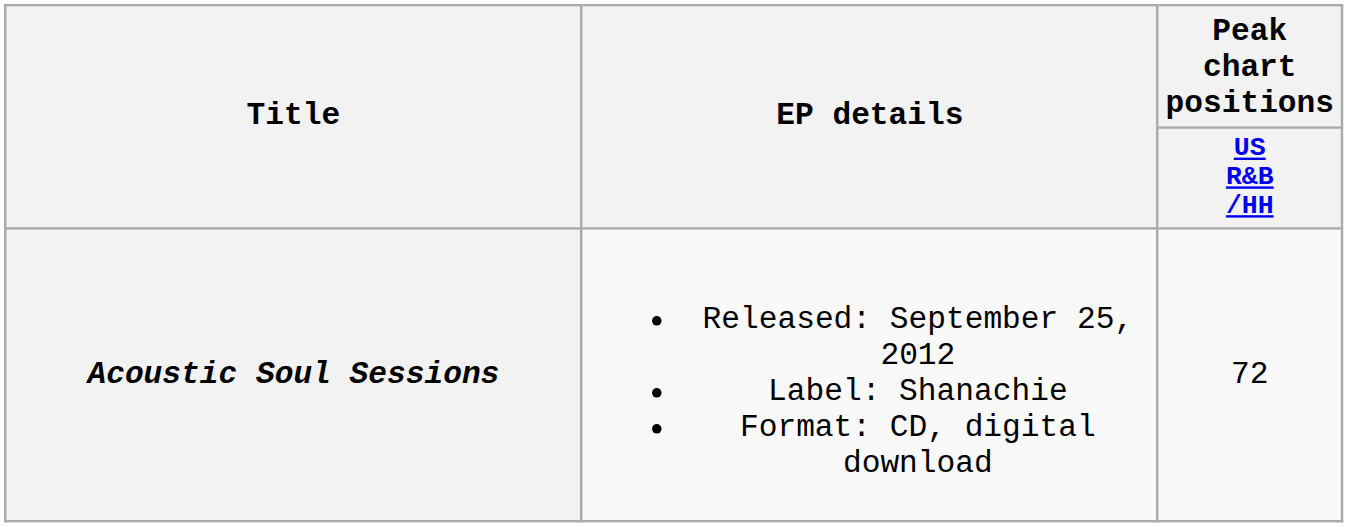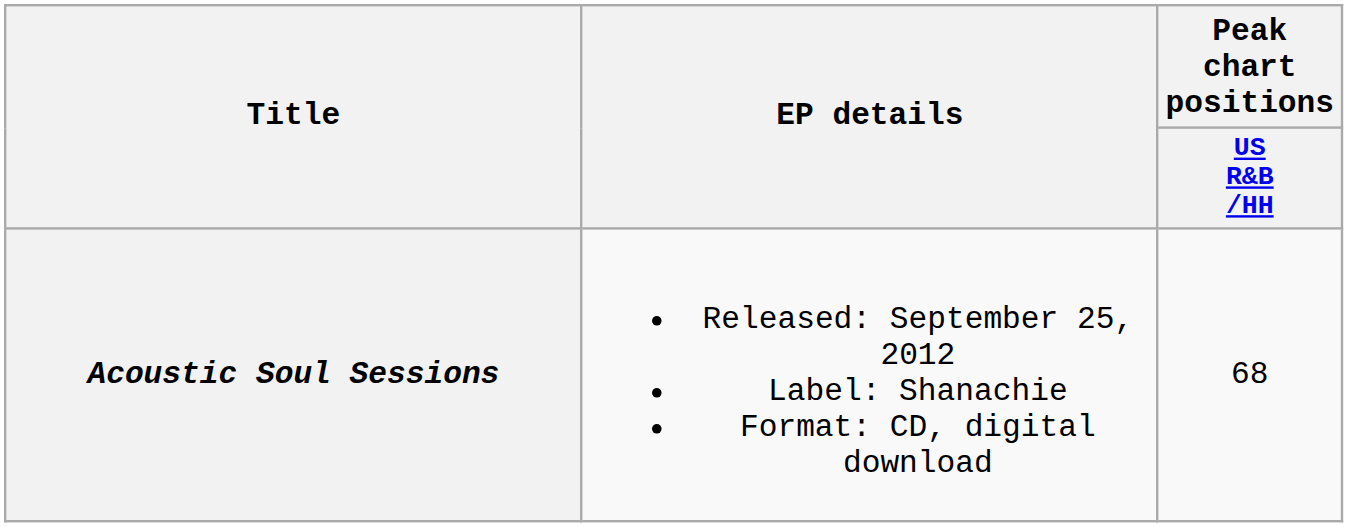(1250, 374) 72 -> (1250, 374) 68
